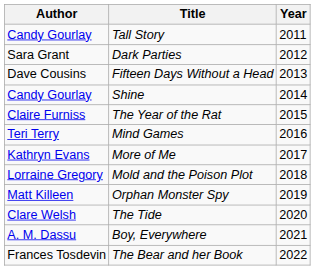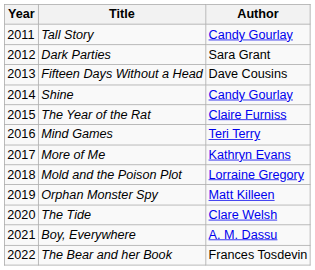columns swapped: (293, 14) <-> (57, 14)
